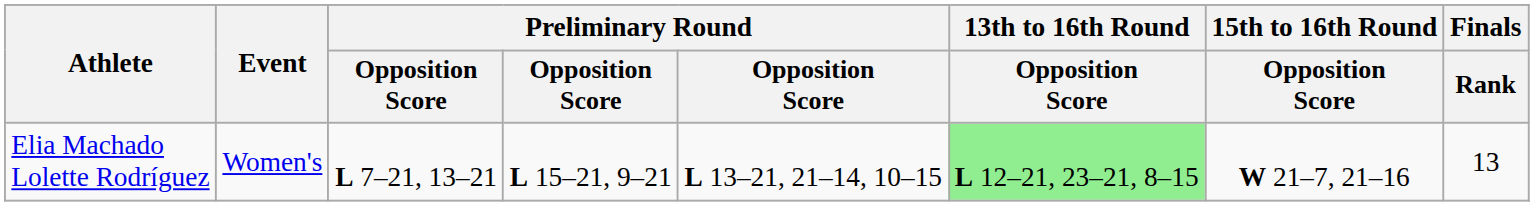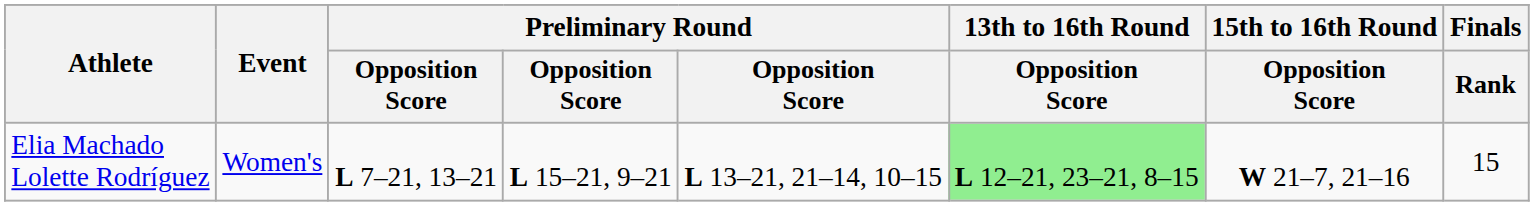(1486, 161) 13 -> (1486, 161) 15
